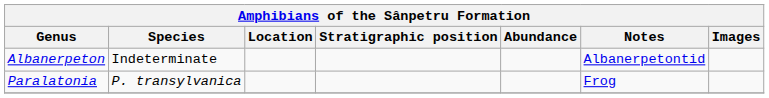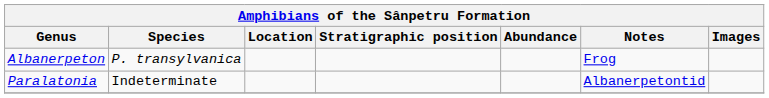(164, 60) Indeterminate -> (176, 60) P. transylvanica
(644, 60) Albanerpetontid -> (600, 60) Frog
(176, 82) P. transylvanica -> (164, 82) Indeterminate
(600, 82) Frog -> (644, 82) Albanerpetontid
